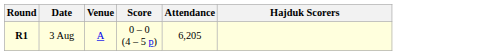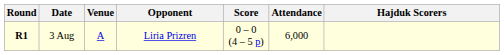+ column: (170, 13)
(190, 36) 6,205 -> (297, 36) 6,000
